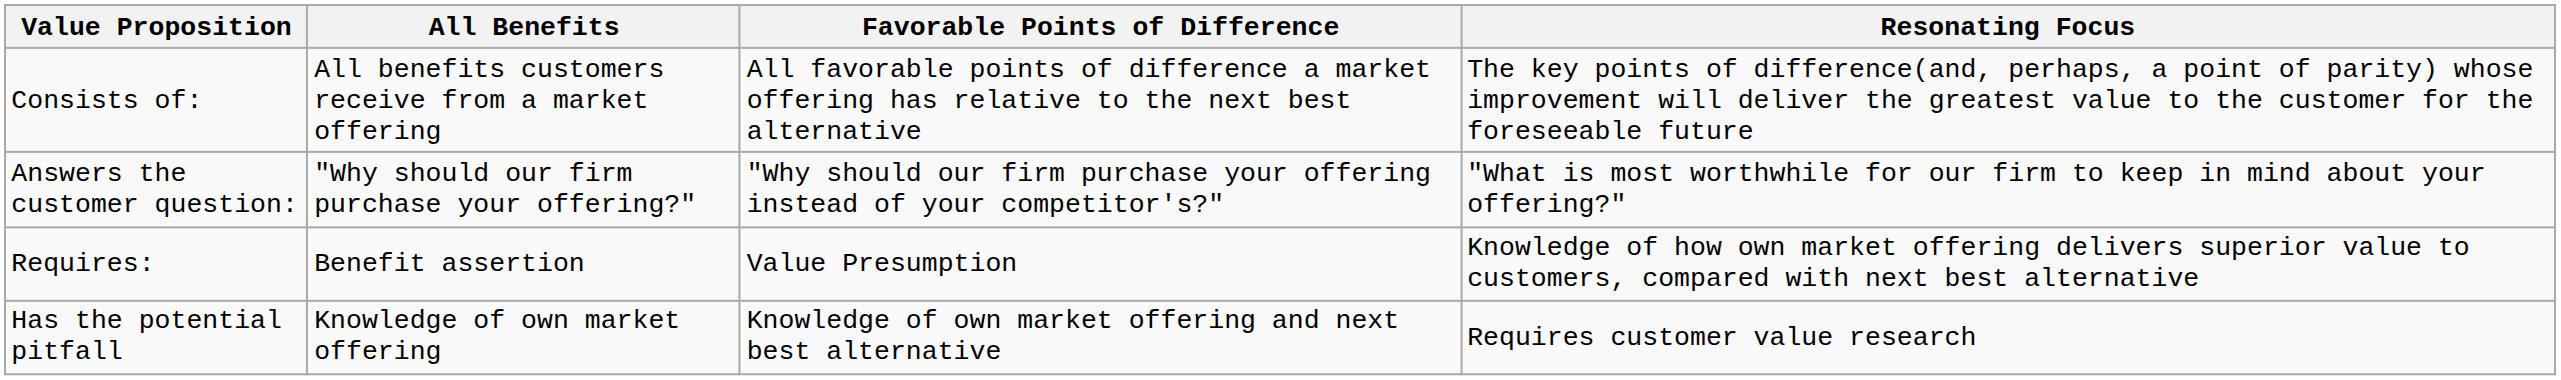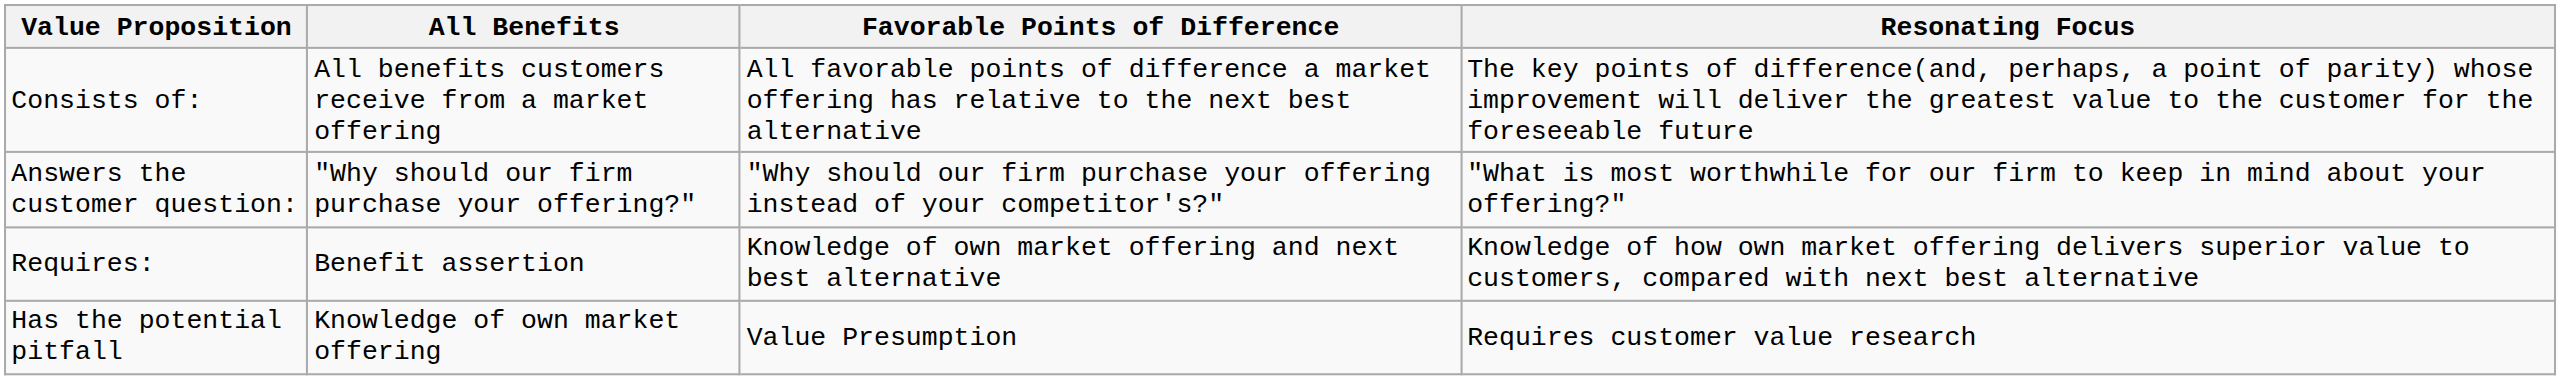(882, 263) Value Presumption -> (1073, 263) Knowledge of own market offering and next best alternative
(1073, 337) Knowledge of own market offering and next best alternative -> (882, 337) Value Presumption
